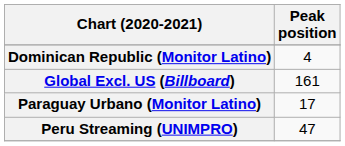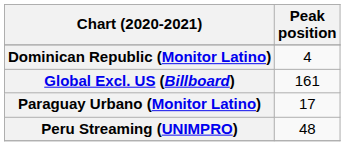(307, 128) 47 -> (307, 128) 48
